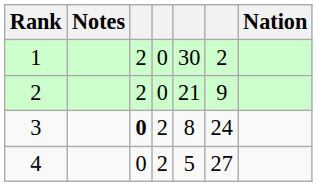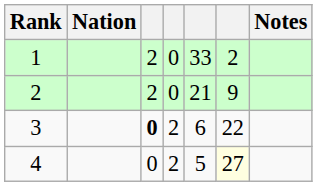columns swapped: (275, 22) <-> (99, 22)
(189, 57) 30 -> (200, 57) 33
(189, 127) 8 -> (200, 127) 6
(222, 127) 24 -> (233, 127) 22
(222, 163) no background -> (233, 163) lightyellow background
